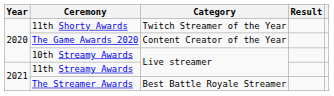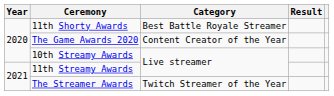(214, 26) Twitch Streamer of the Year -> (214, 26) Best Battle Royale Streamer
(214, 84) Best Battle Royale Streamer -> (214, 84) Twitch Streamer of the Year
